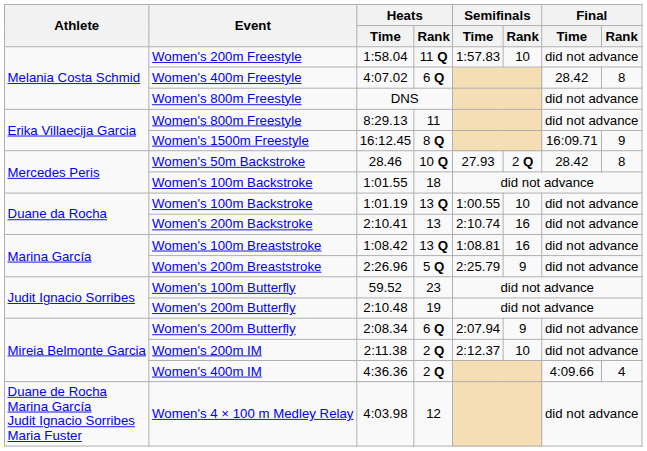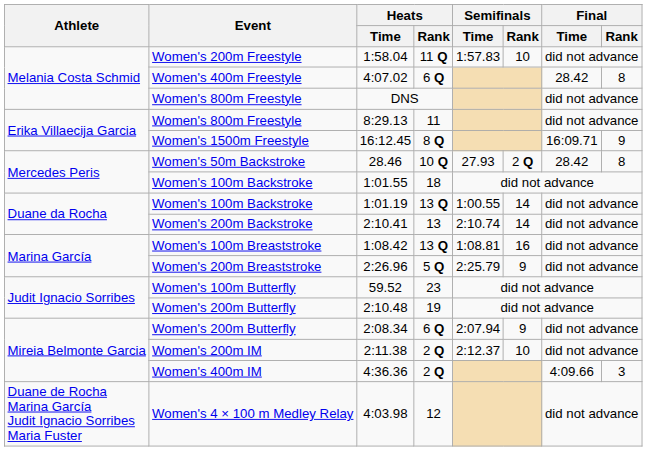(523, 204) 10 -> (523, 204) 14
(523, 225) 16 -> (523, 225) 14
(622, 371) 4 -> (622, 371) 3
